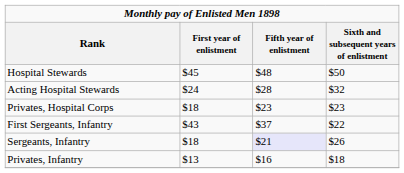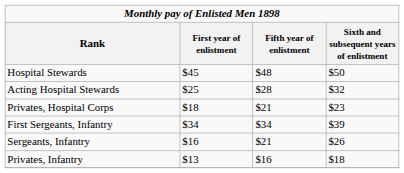(191, 90) $24 -> (191, 90) $25
(264, 107) $23 -> (264, 107) $21
(191, 124) $43 -> (191, 124) $34
(264, 124) $37 -> (264, 124) $34
(337, 124) $22 -> (337, 124) $39
(191, 142) $18 -> (191, 142) $16
(264, 142) lavender background -> (264, 142) no background
